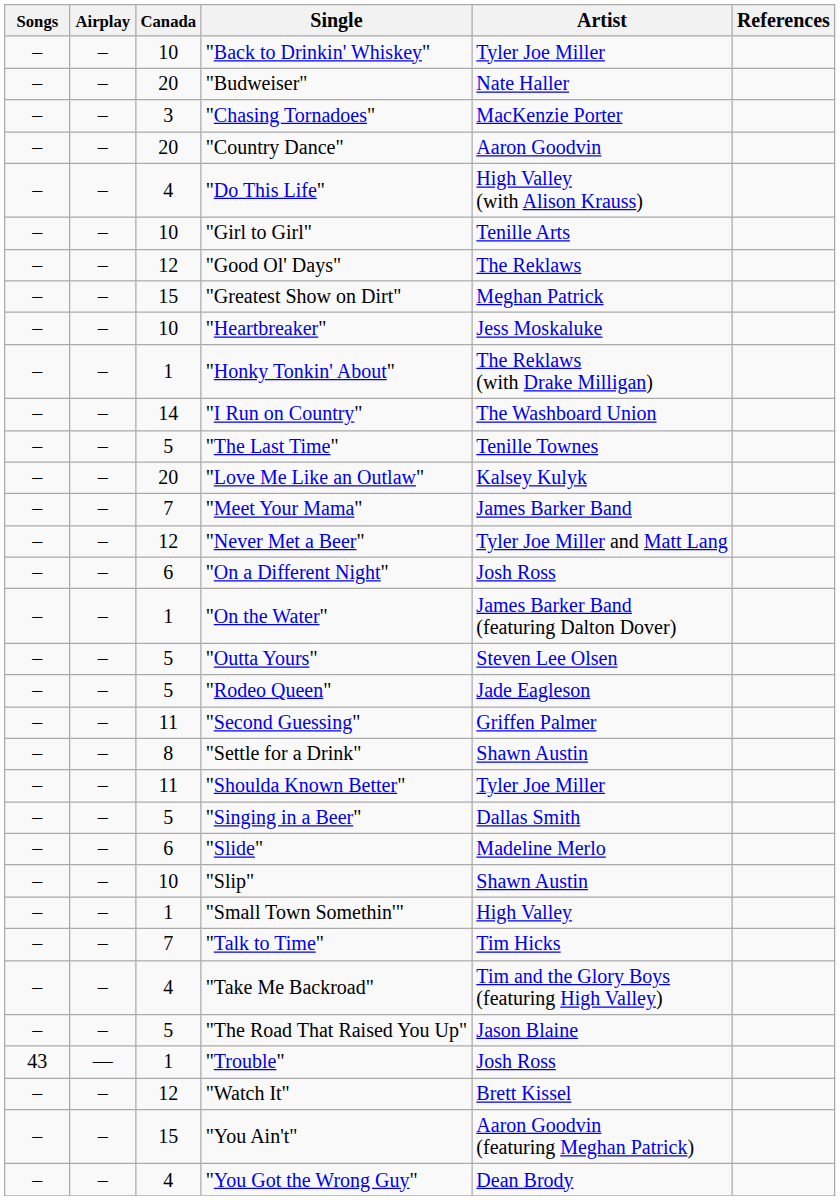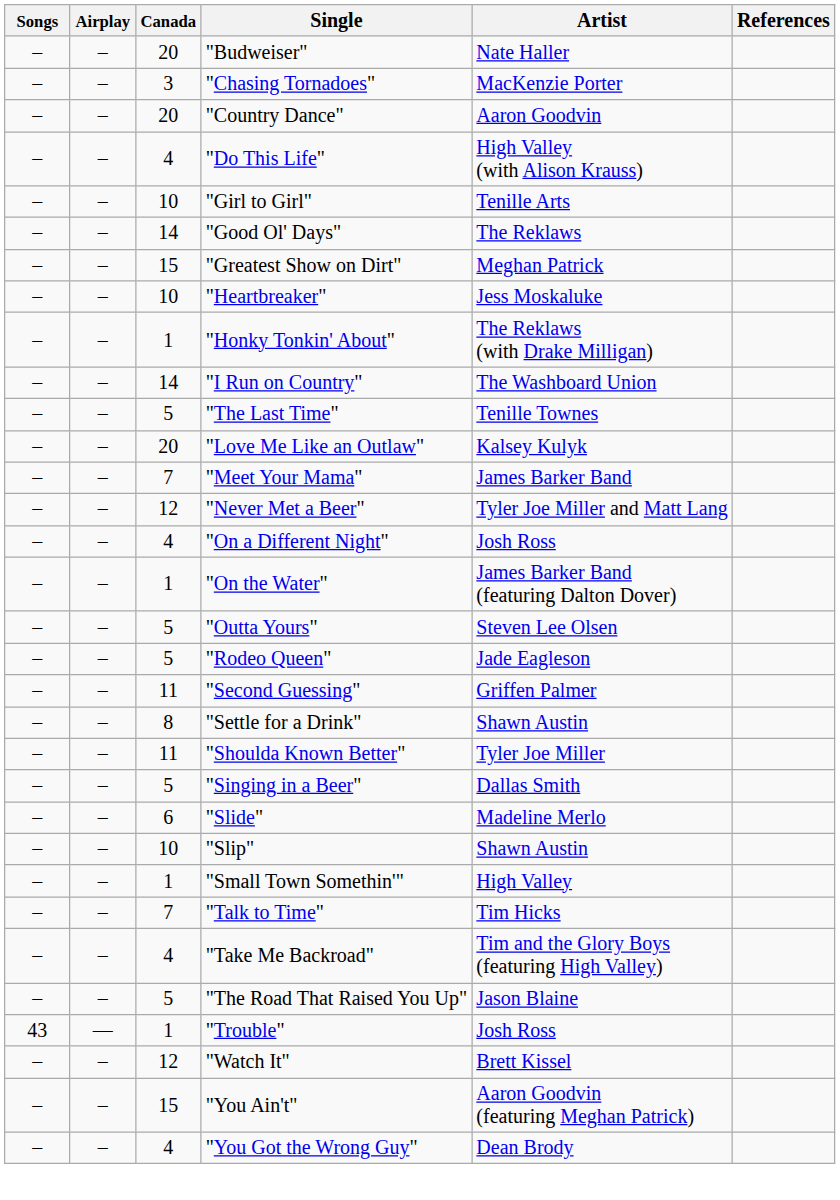- row: (318, 52)
(168, 264) 12 -> (168, 233) 14
(168, 572) 6 -> (168, 541) 4
